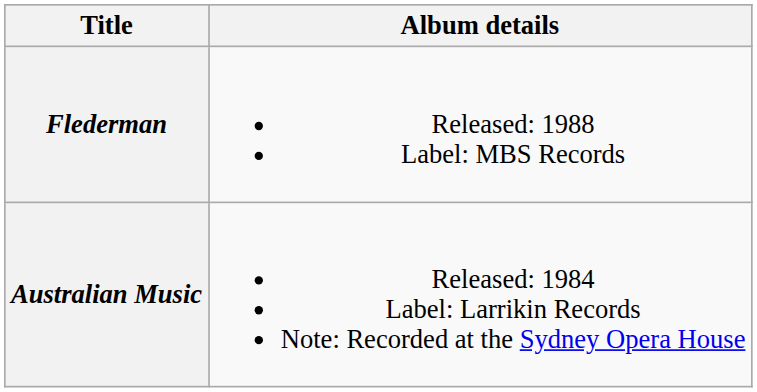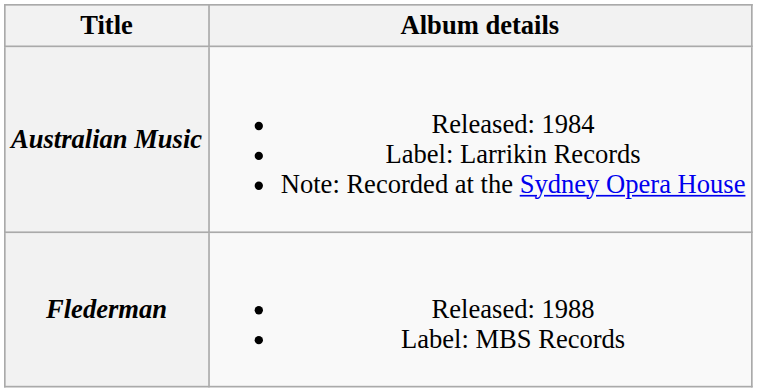rows swapped: (107, 294) <-> (107, 124)
